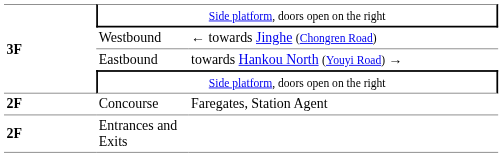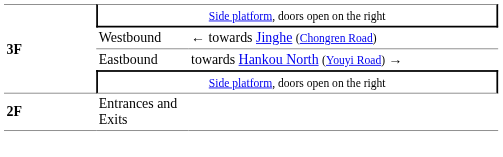- row: (129, 104)
